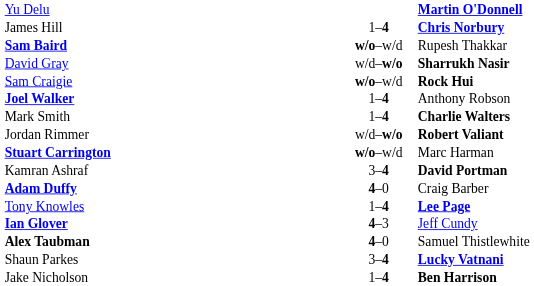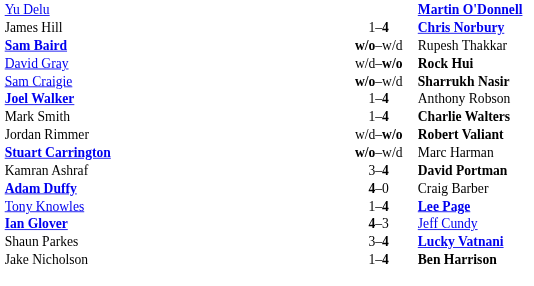(464, 63) Sharrukh Nasir -> (446, 63) Rock Hui
(446, 81) Rock Hui -> (464, 81) Sharrukh Nasir
- row: (47, 242)
